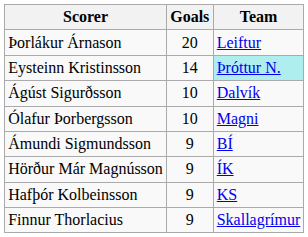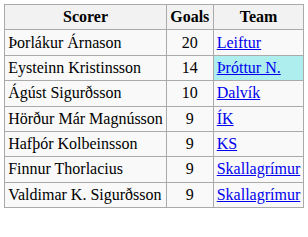- row: (70, 118)
- row: (80, 144)
+ row: (85, 194)
